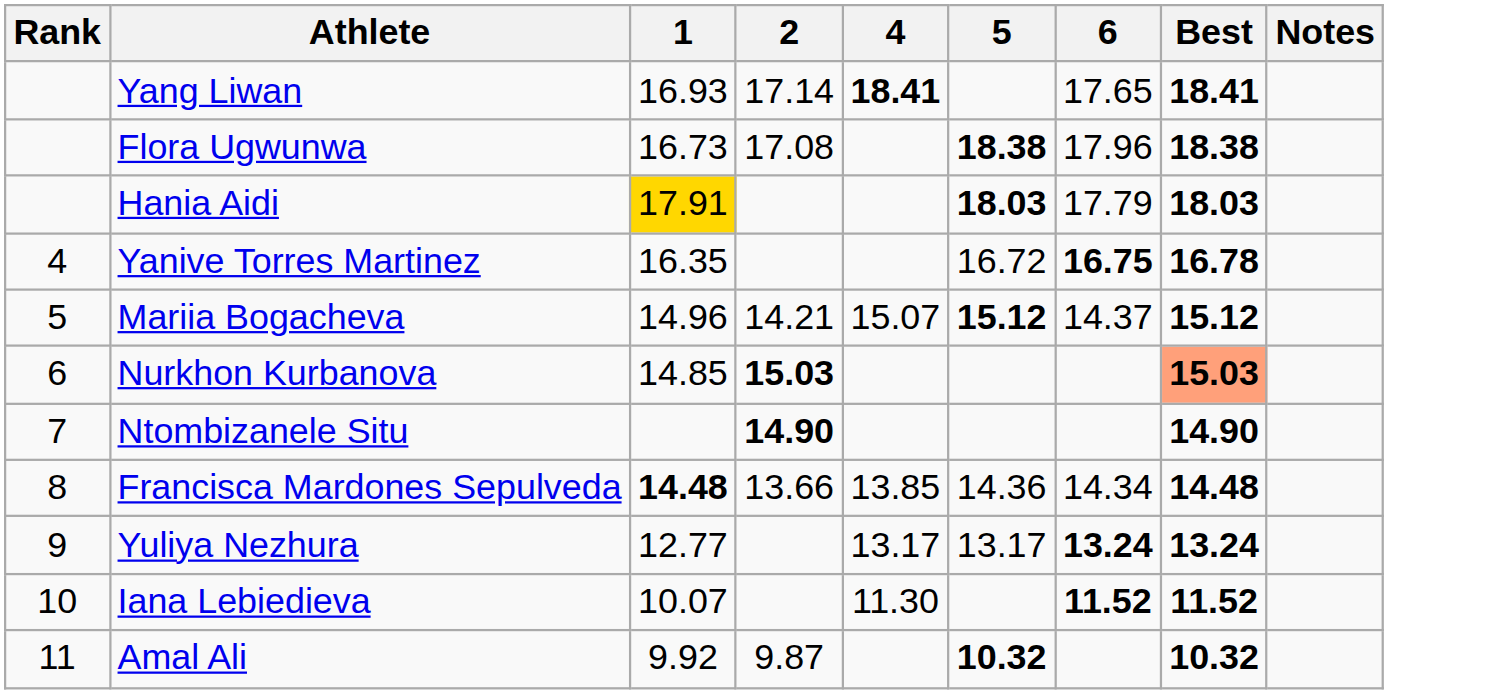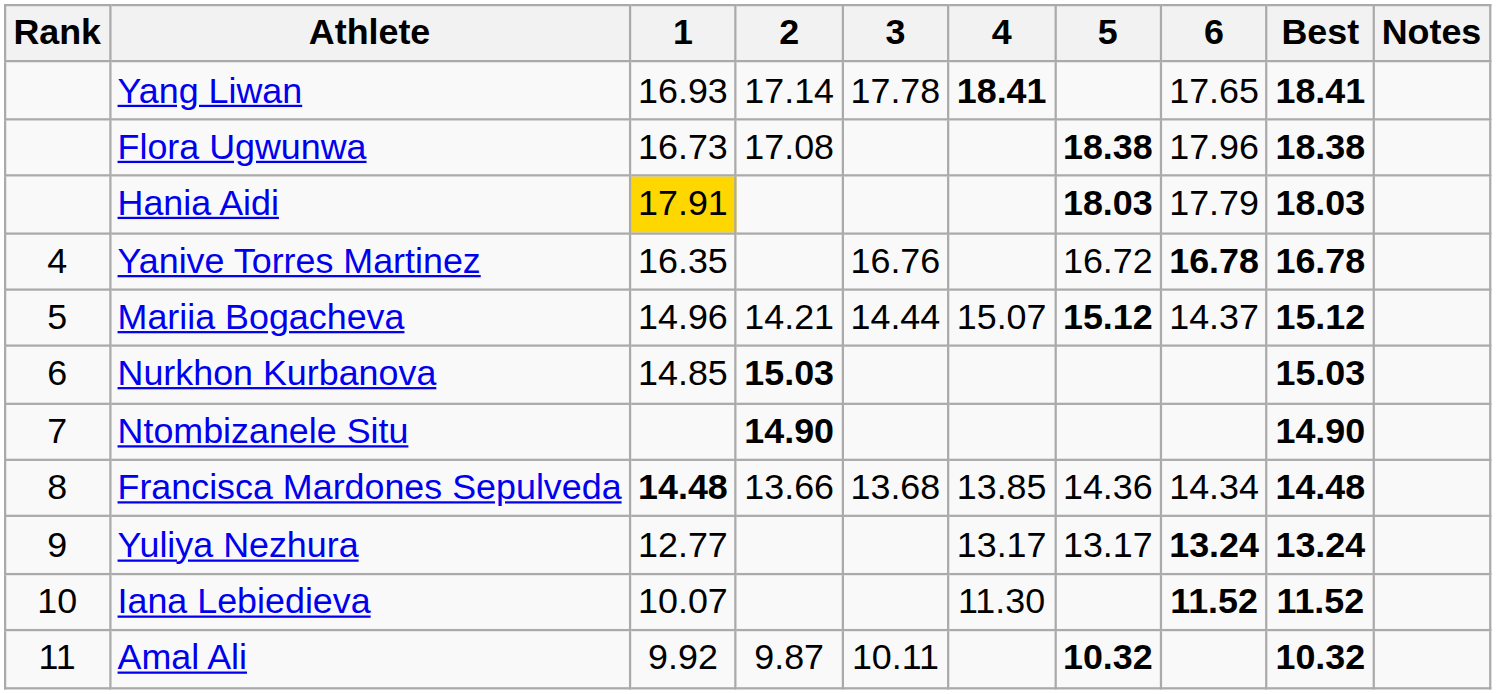+ column: (895, 32)
(1108, 260) 16.75 -> (1214, 260) 16.78
(1214, 373) lightsalmon background -> (1320, 373) no background
